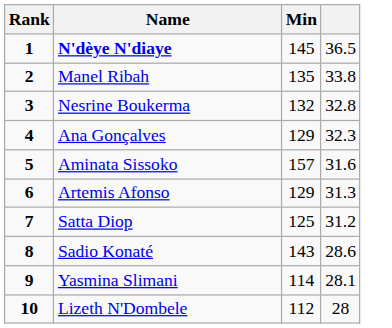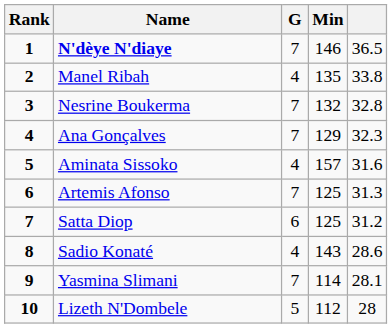+ column: (295, 19)
(301, 48) 145 -> (328, 48) 146
(301, 193) 129 -> (328, 193) 125
